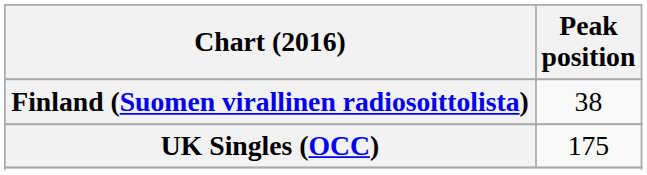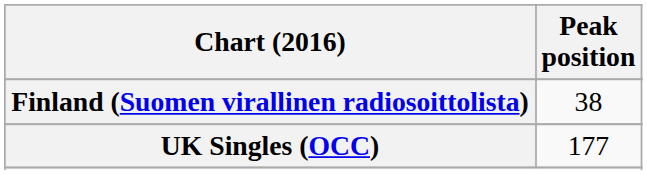(588, 145) 175 -> (588, 145) 177
